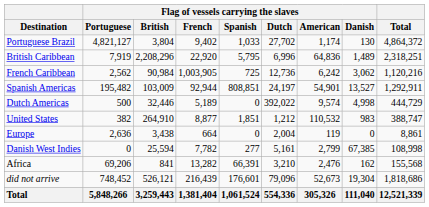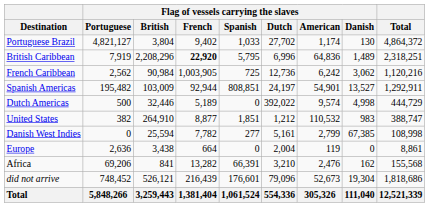(203, 57) normal -> (203, 57) bold
rows swapped: (44, 149) <-> (20, 133)
